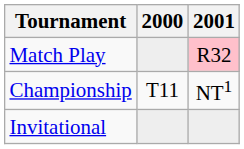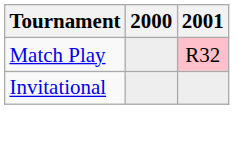- row: (71, 90)
